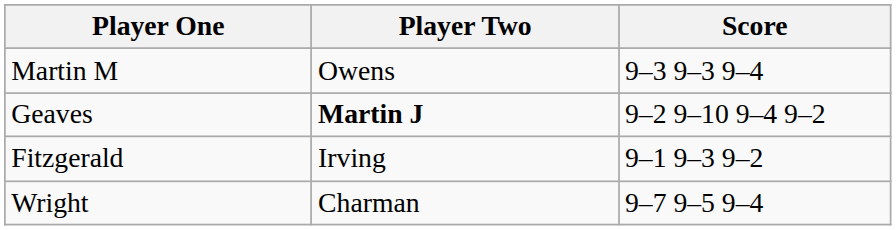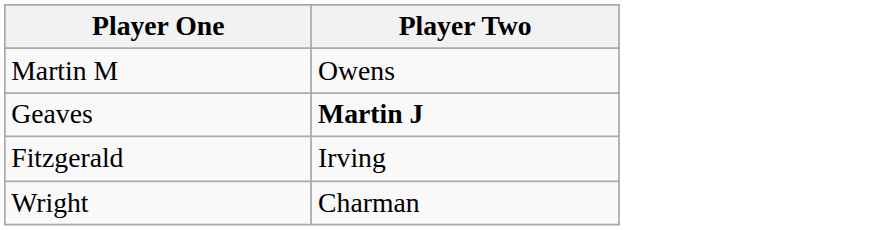- column: (755, 26)
